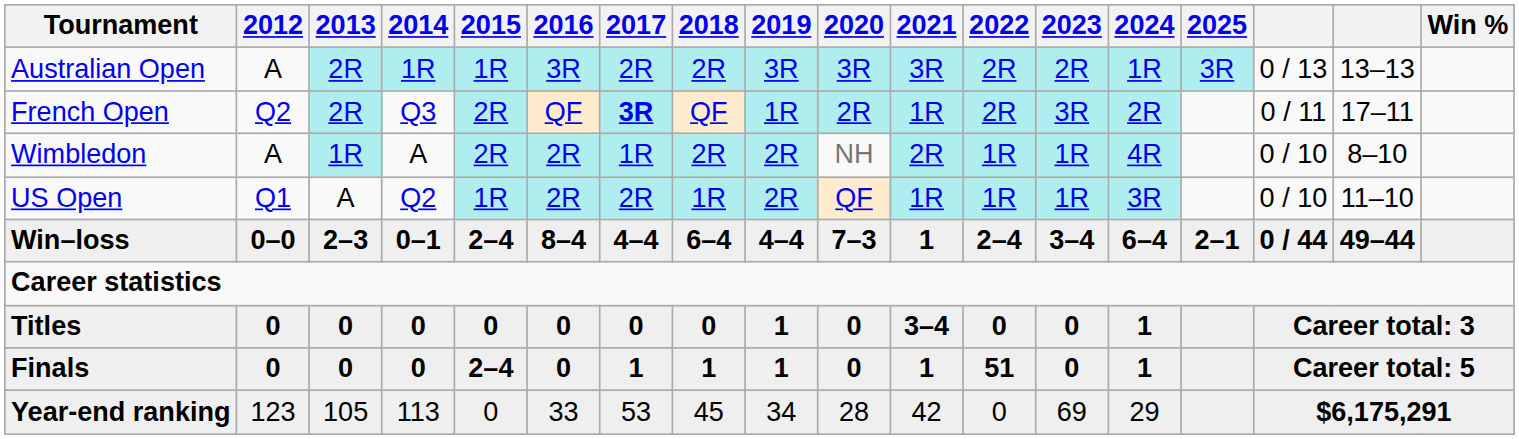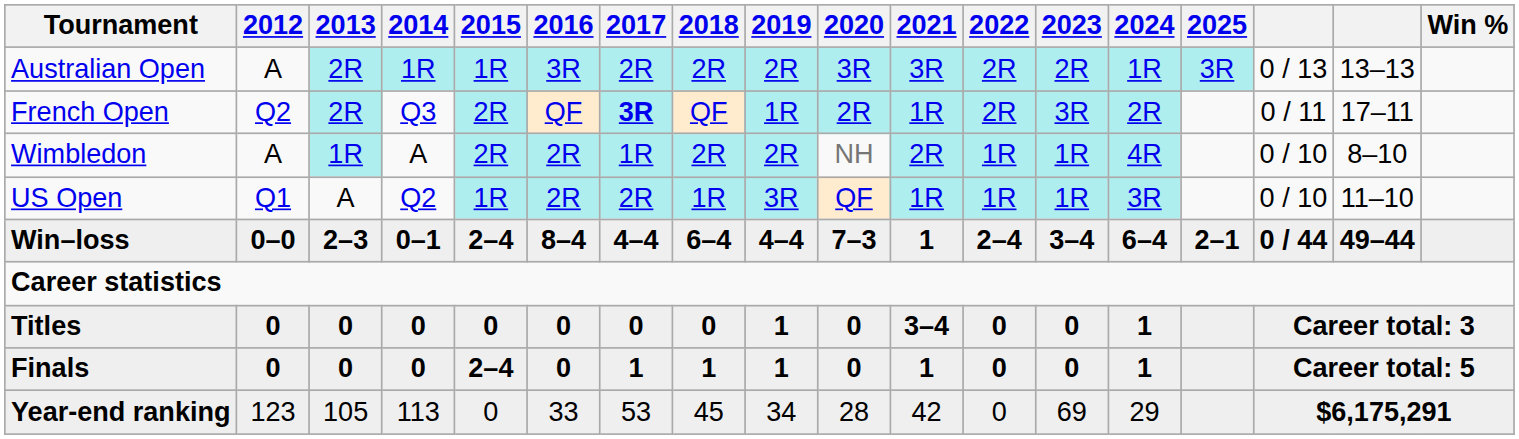(781, 68) 3R -> (781, 68) 2R
(781, 197) 2R -> (781, 197) 3R
(999, 369) 51 -> (999, 369) 0
